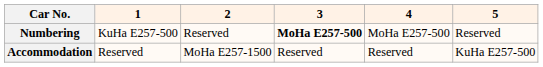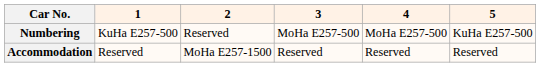(320, 33) bold -> (318, 33) normal
(478, 33) Reserved -> (493, 33) KuHa E257-500
(495, 52) KuHa E257-500 -> (475, 52) Reserved
